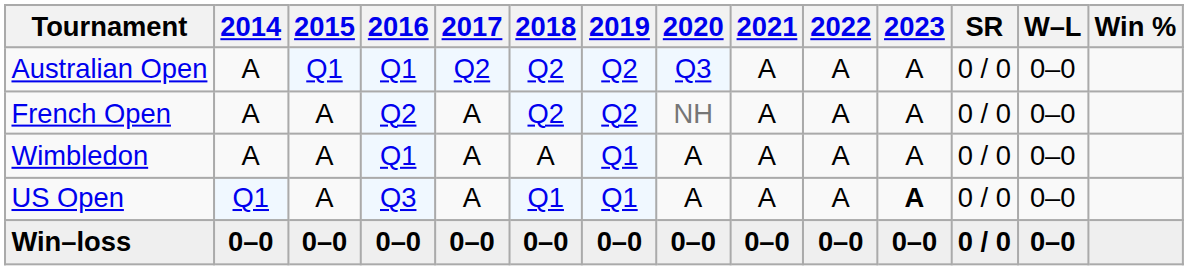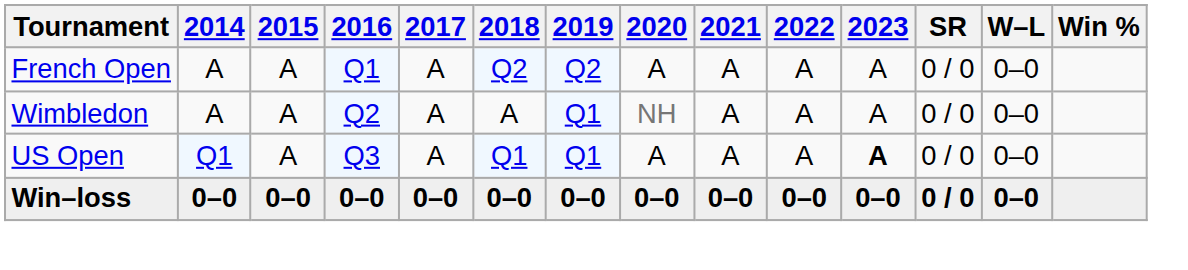- row: (109, 69)
(398, 112) Q2 -> (362, 69) Q1
(693, 112) NH -> (657, 69) A
(398, 155) Q1 -> (362, 112) Q2
(693, 155) A -> (657, 112) NH
